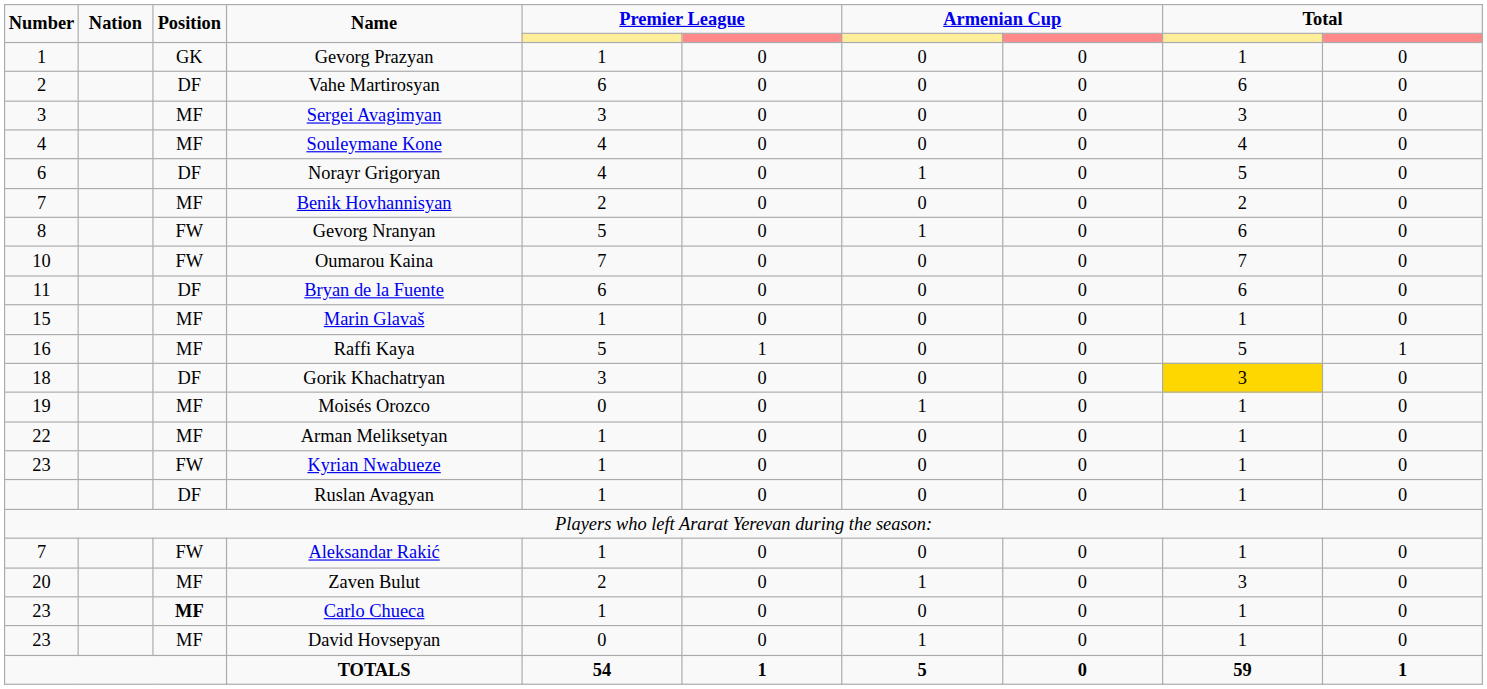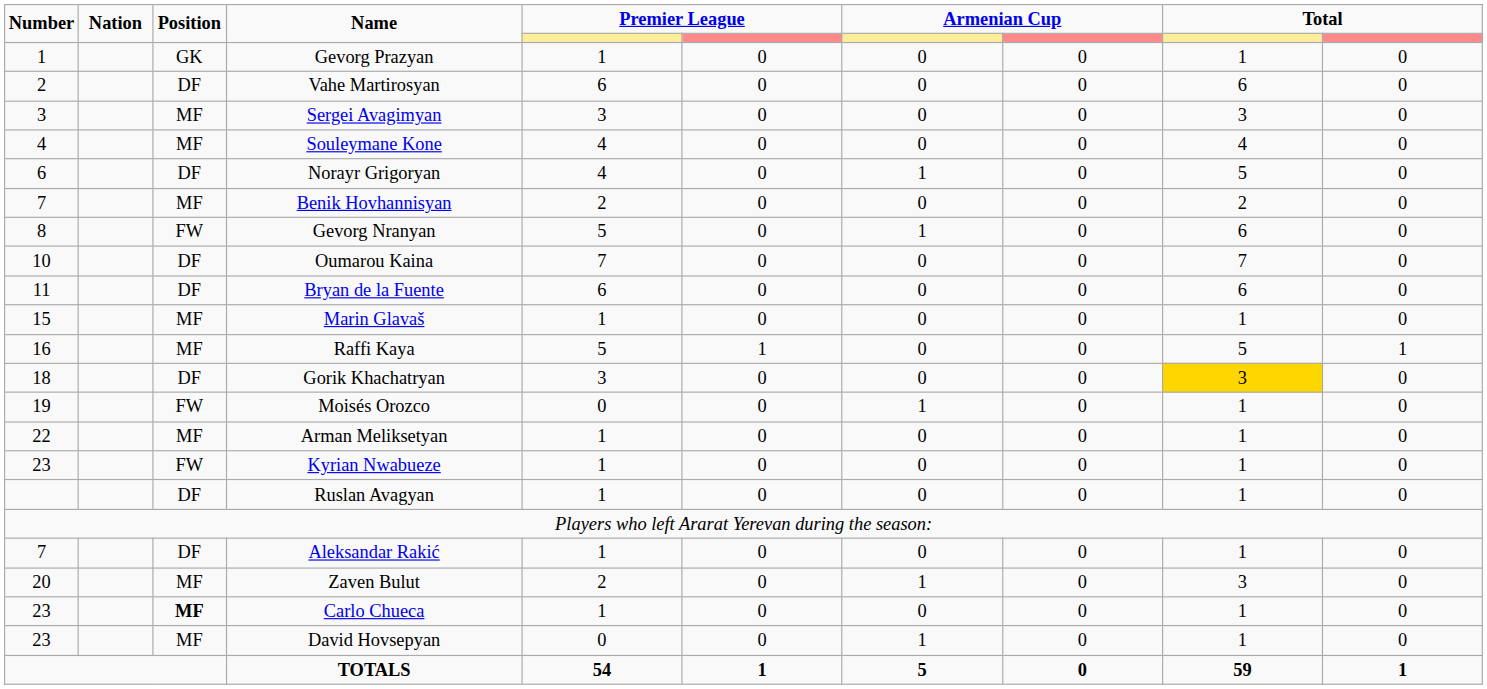(189, 261) FW -> (189, 261) DF
(189, 406) MF -> (189, 406) FW
(189, 552) FW -> (189, 552) DF
